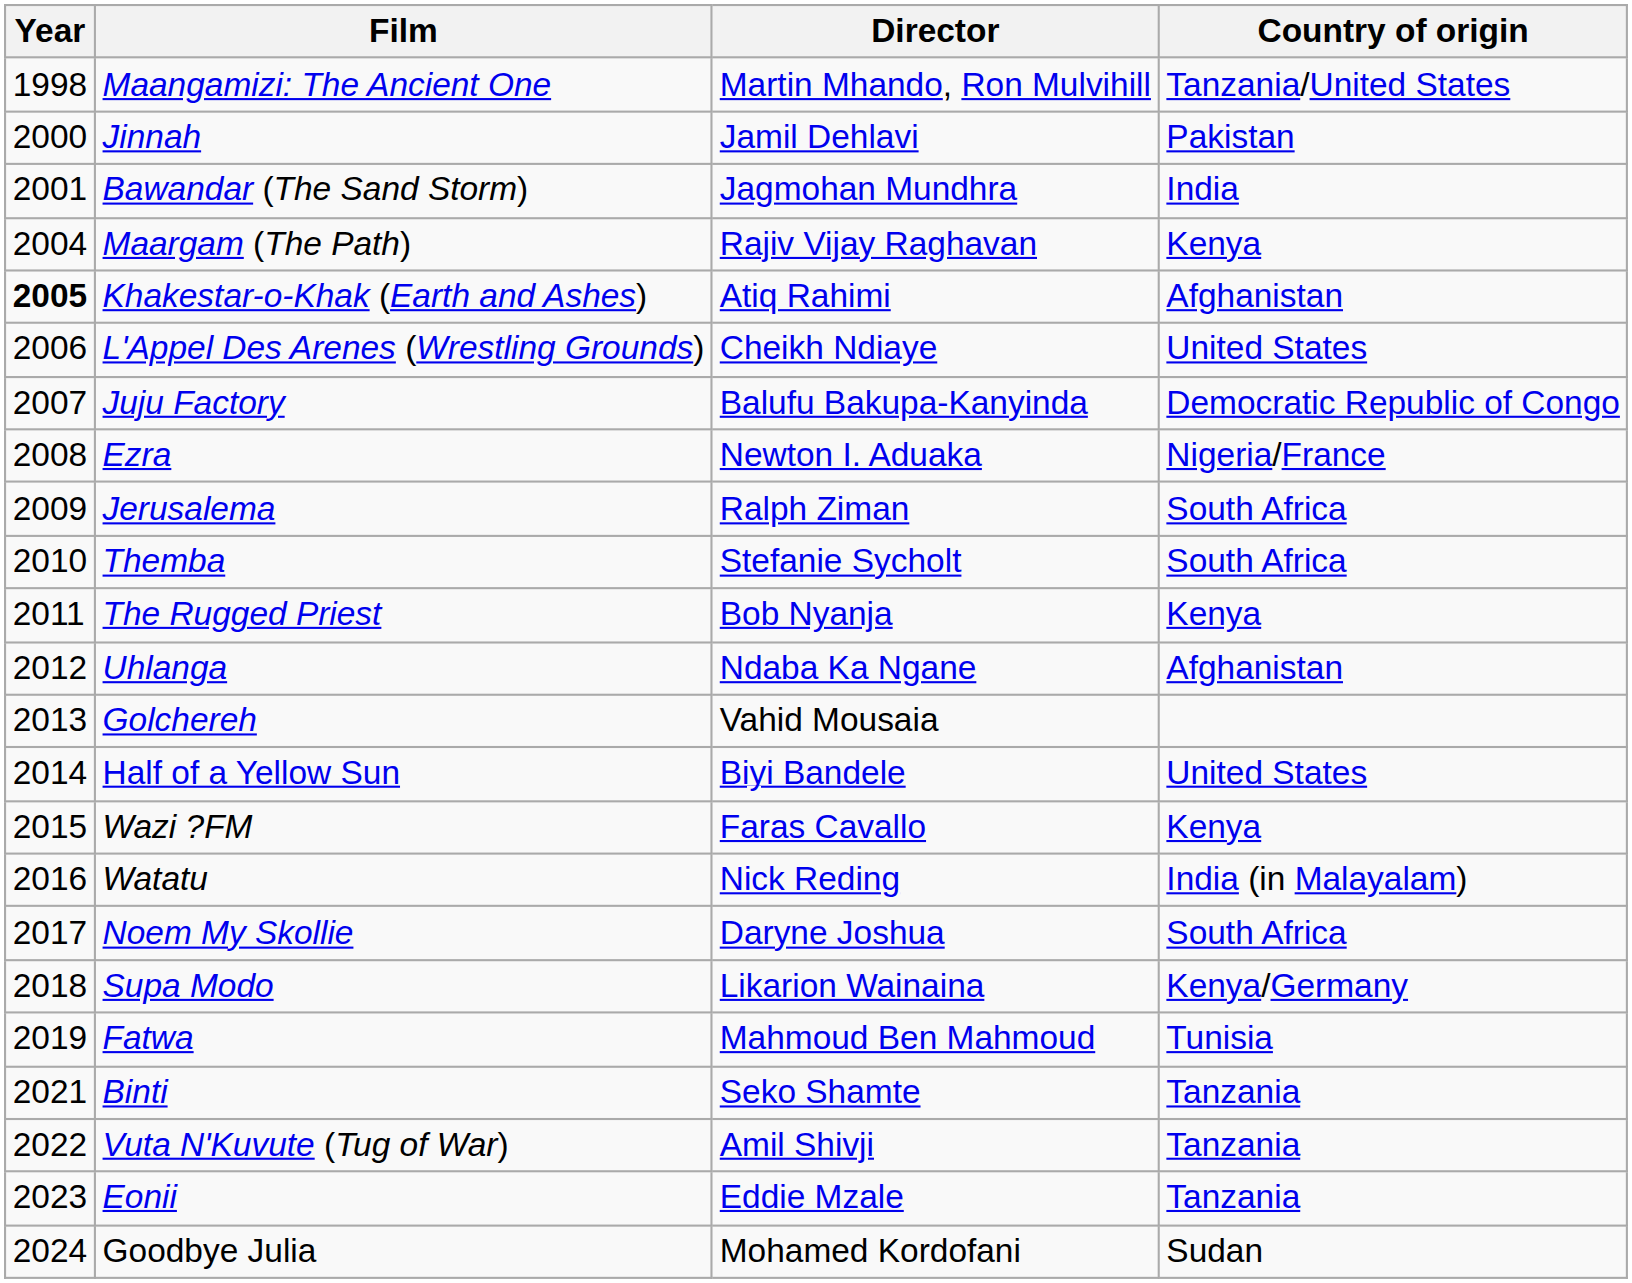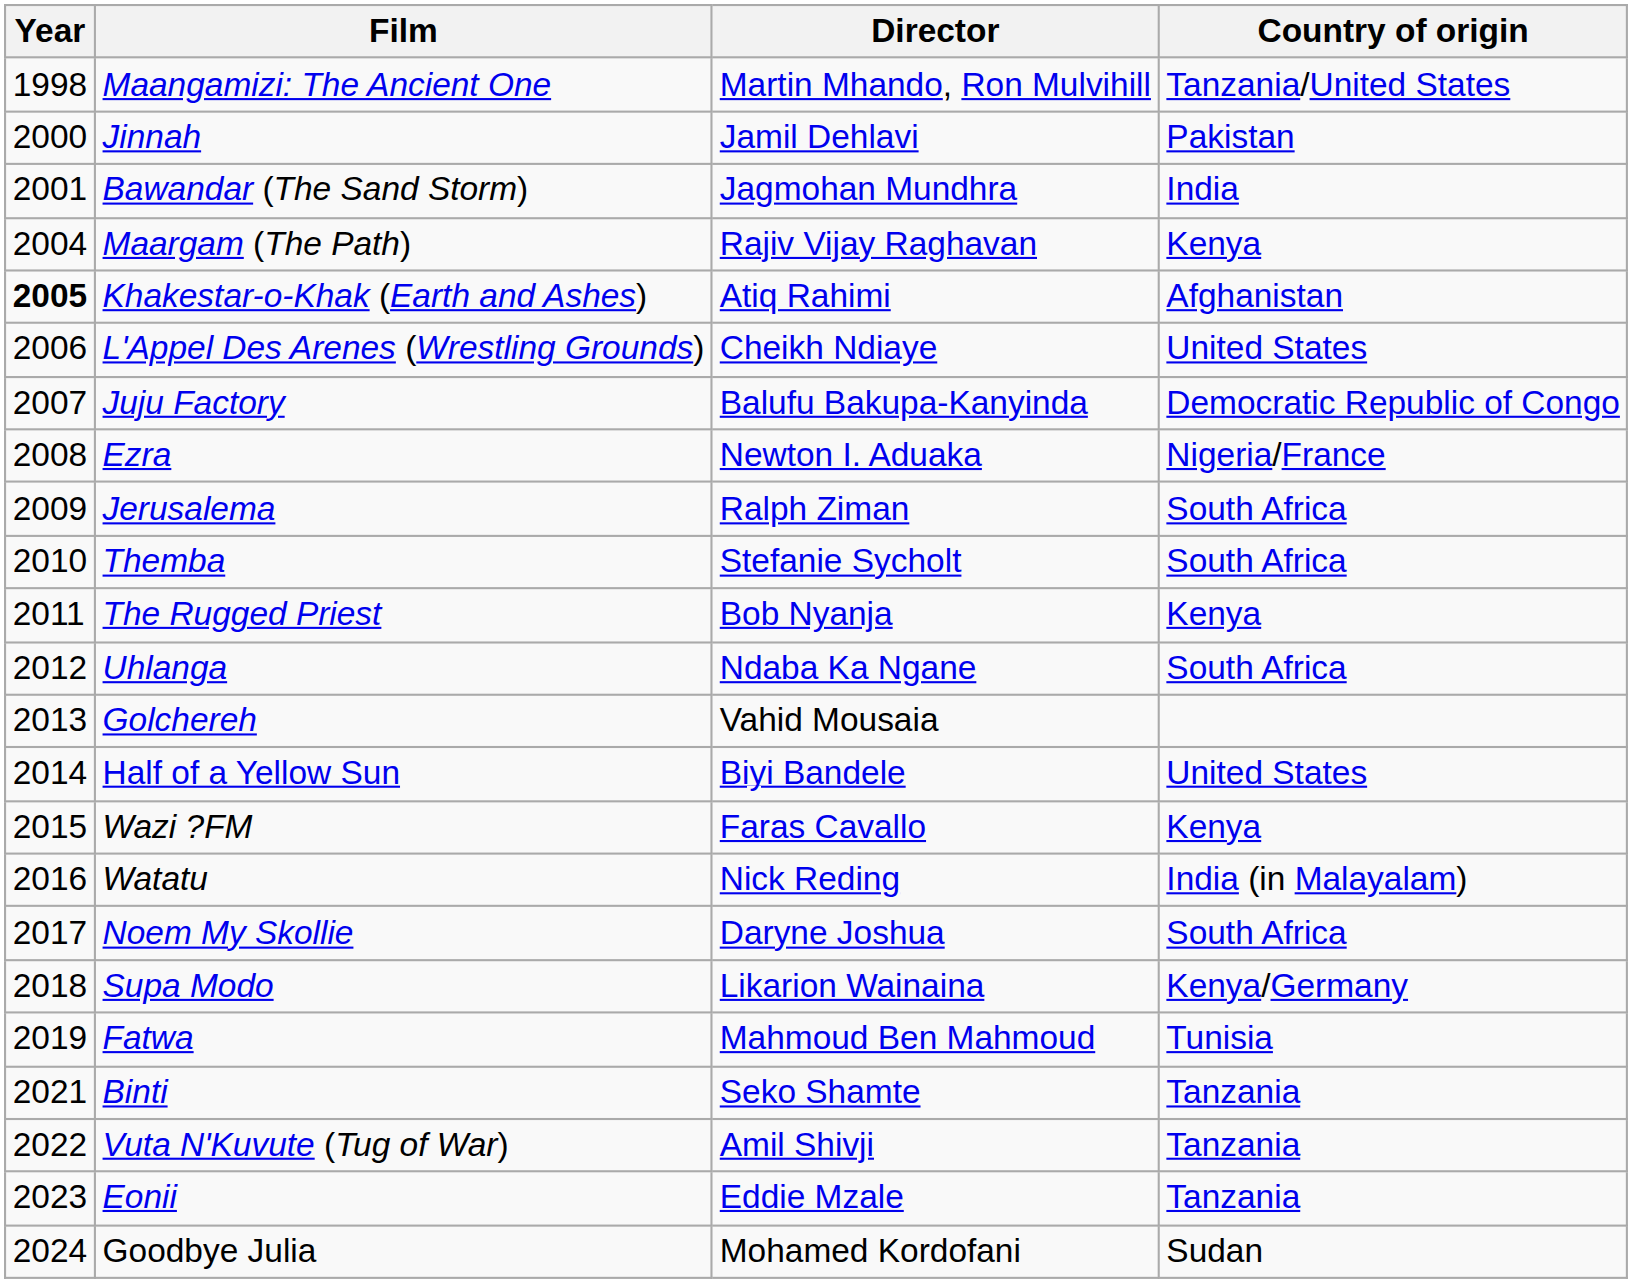(1255, 667) Afghanistan -> (1257, 667) South Africa
